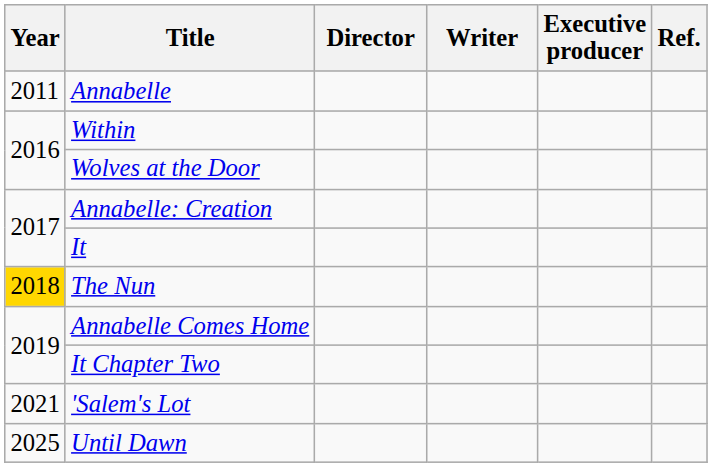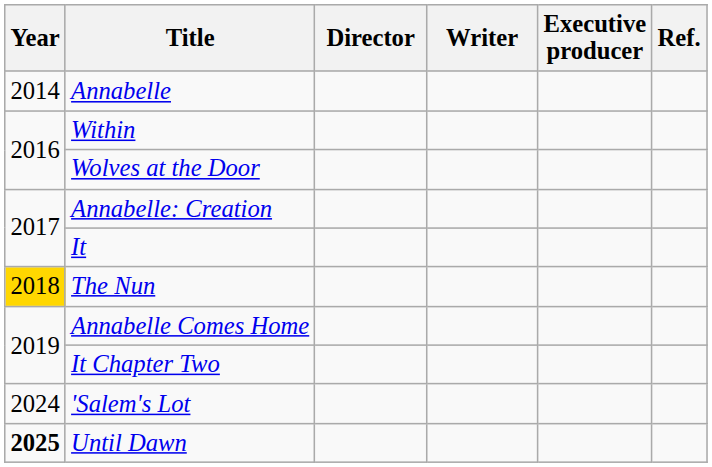(35, 90) 2011 -> (35, 90) 2014
(35, 403) 2021 -> (35, 403) 2024
(35, 442) normal -> (35, 442) bold
